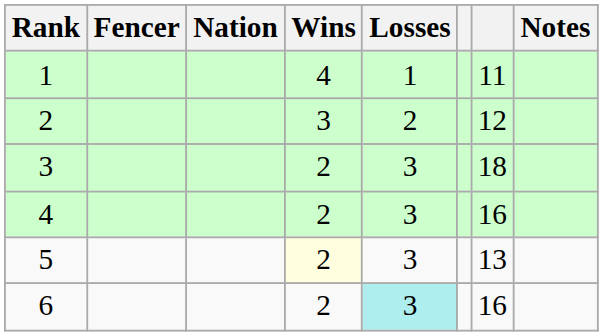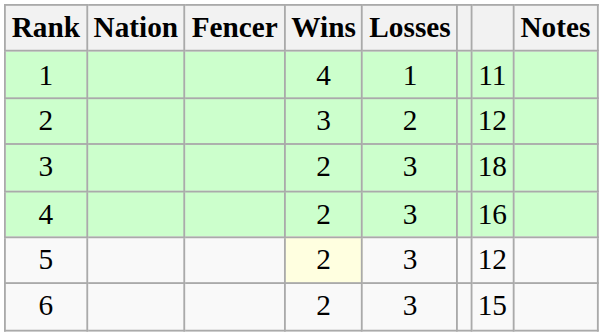columns swapped: (137, 27) <-> (235, 27)
(492, 259) 13 -> (492, 259) 12
(410, 306) paleturquoise background -> (410, 306) no background
(492, 306) 16 -> (492, 306) 15
